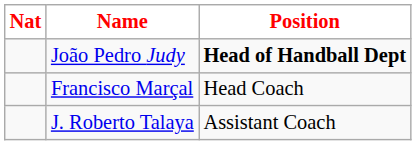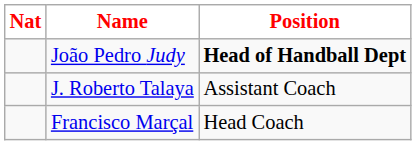rows swapped: (122, 89) <-> (122, 122)
